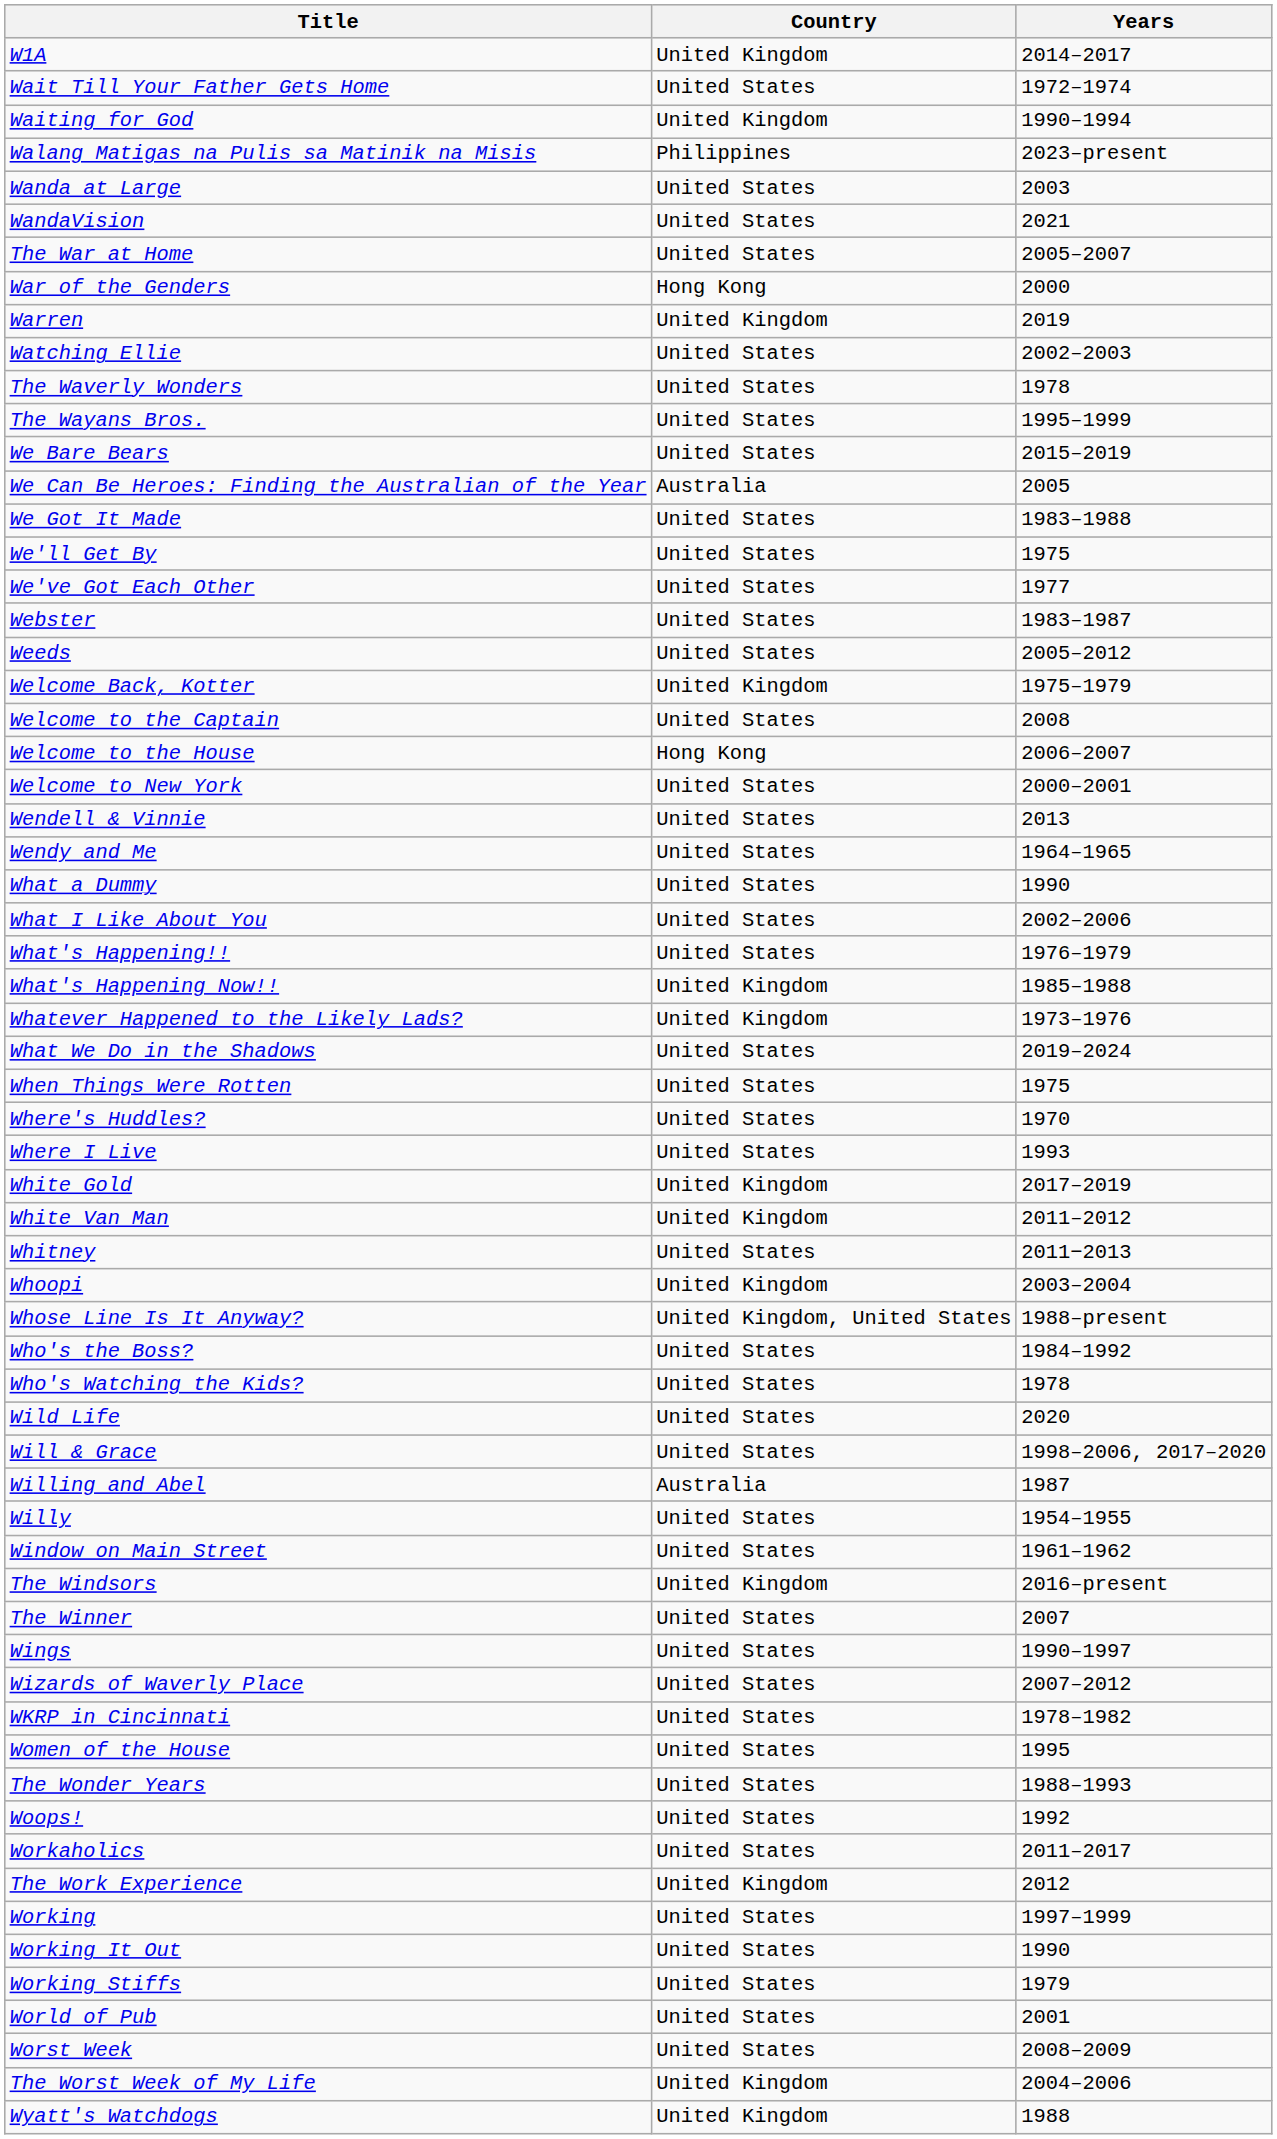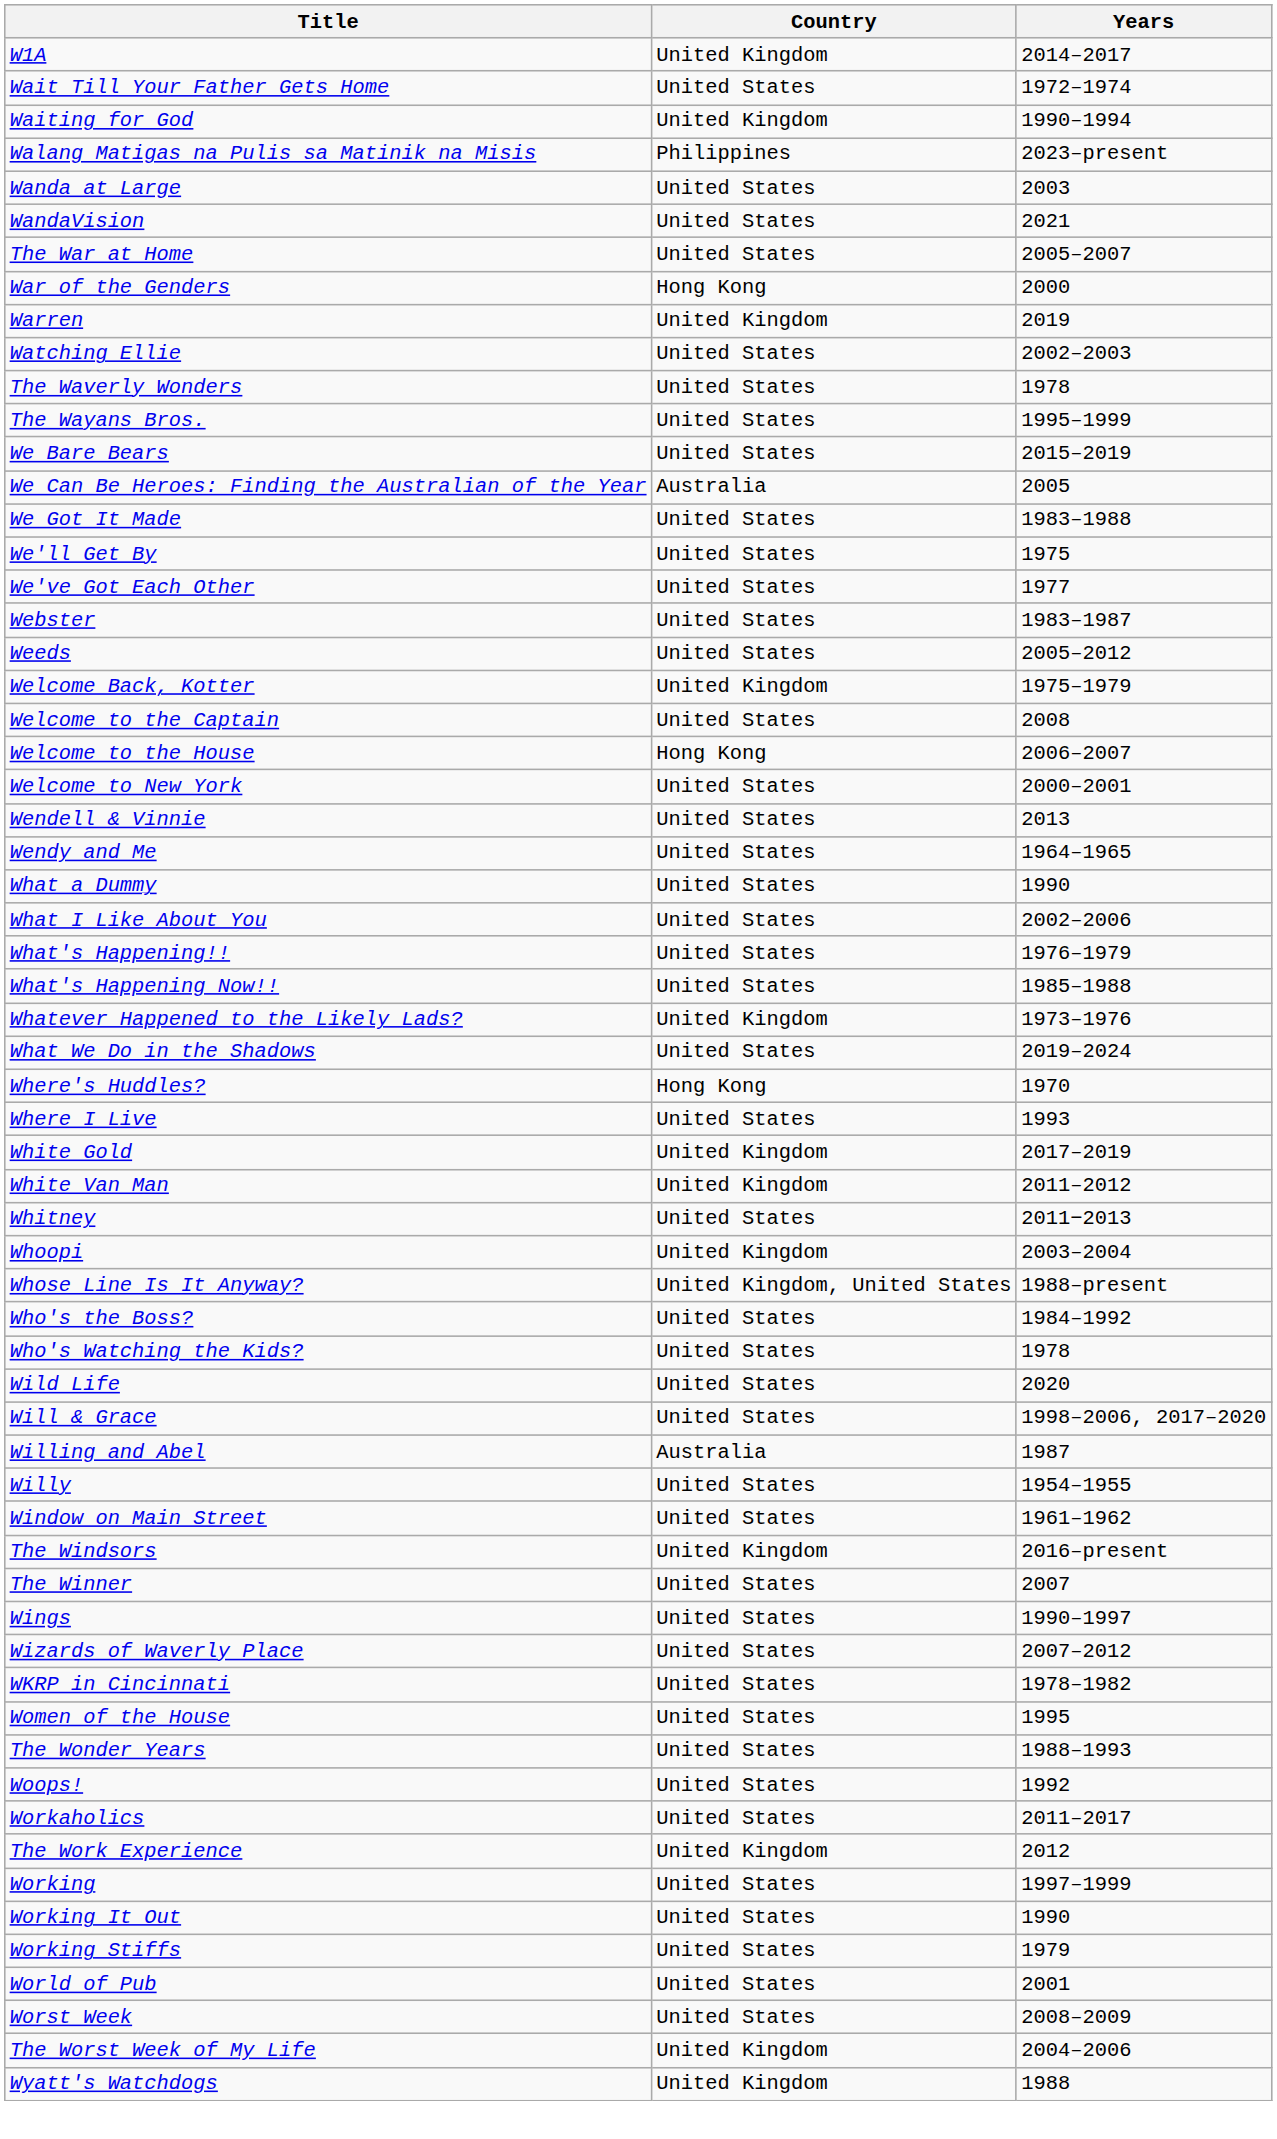(742, 986) United Kingdom -> (736, 986) United States
- row: (151, 1086)
(736, 1119) United States -> (711, 1086) Hong Kong
